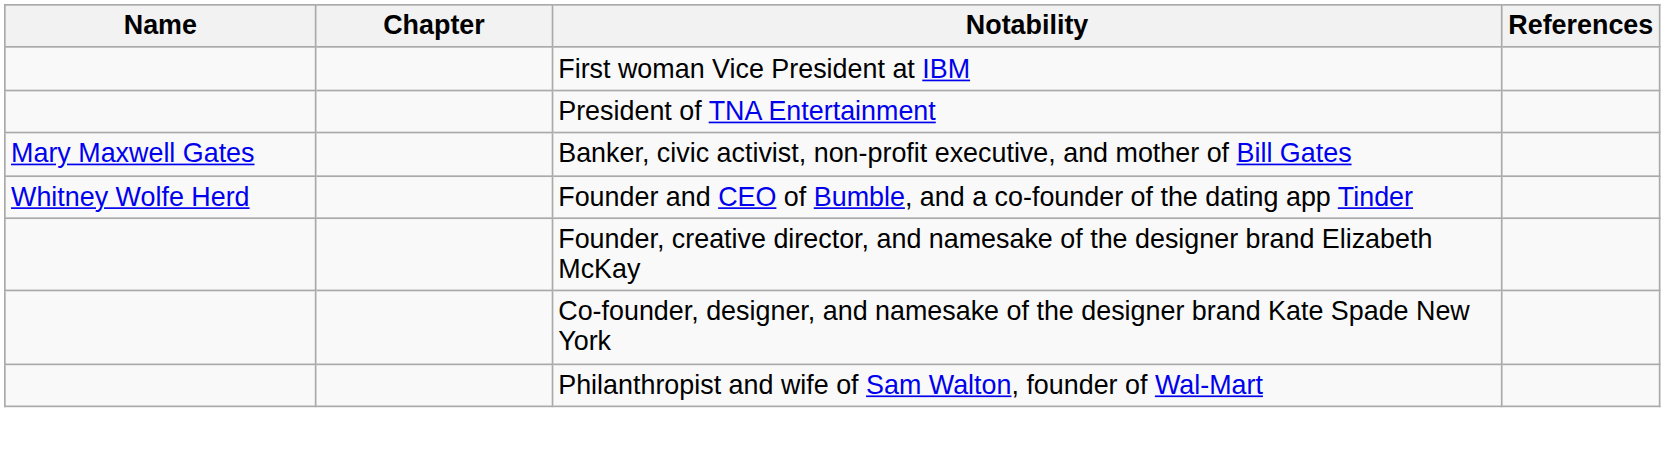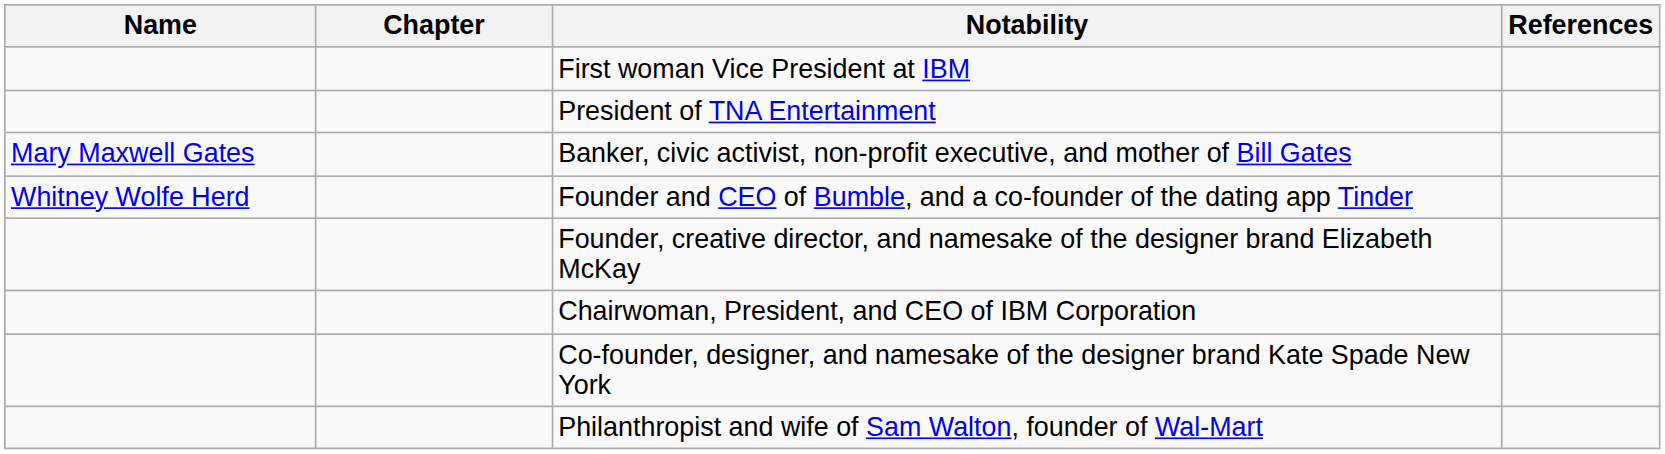+ row: (877, 311)
